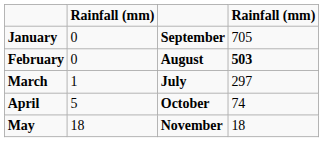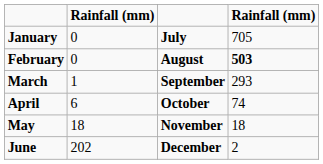(193, 37) September -> (174, 37) July
(174, 81) July -> (193, 81) September
(242, 81) 297 -> (242, 81) 293
(74, 103) 5 -> (74, 103) 6
+ row: (22, 147)
